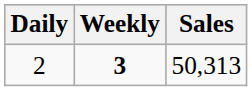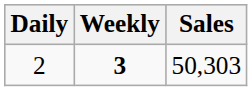(206, 64) 50,313 -> (206, 64) 50,303
